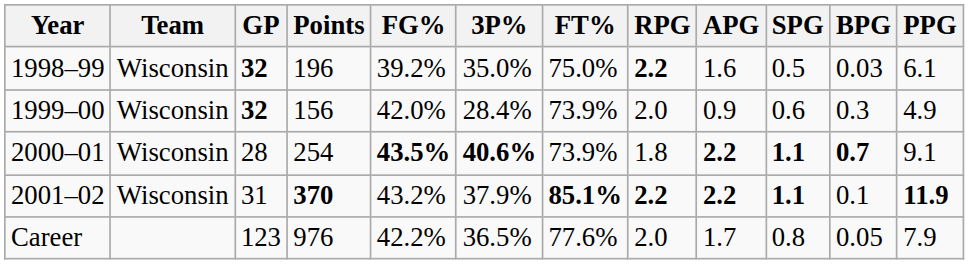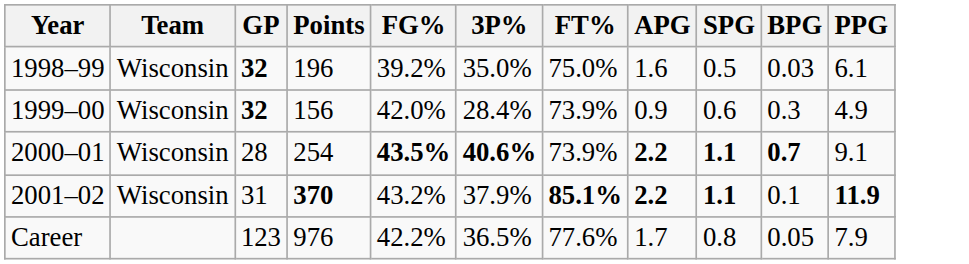- column: (662, 25)
